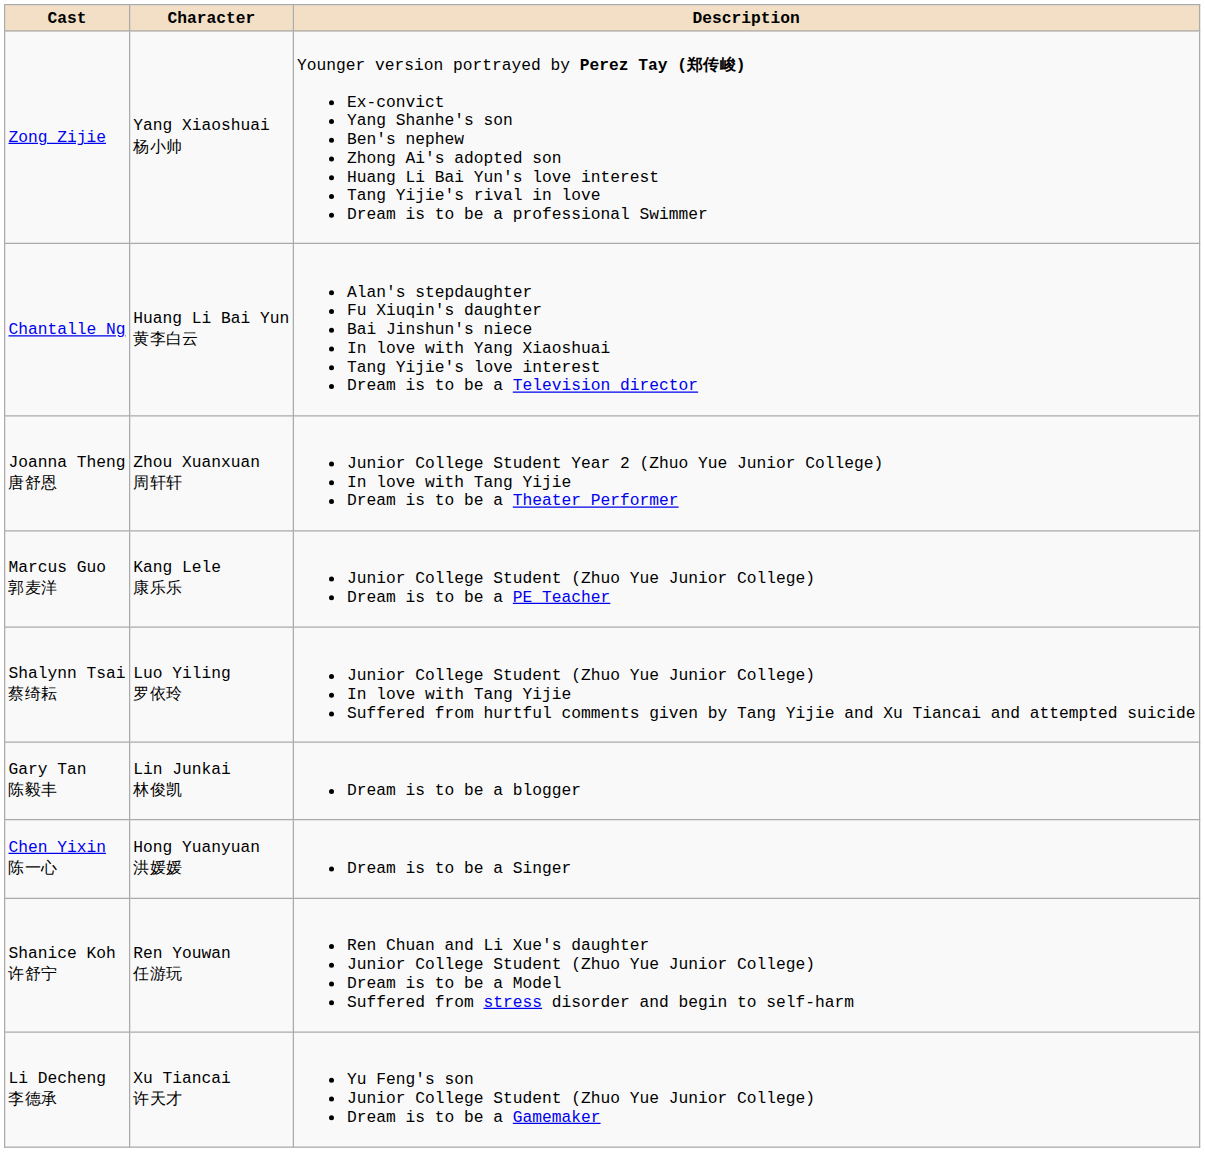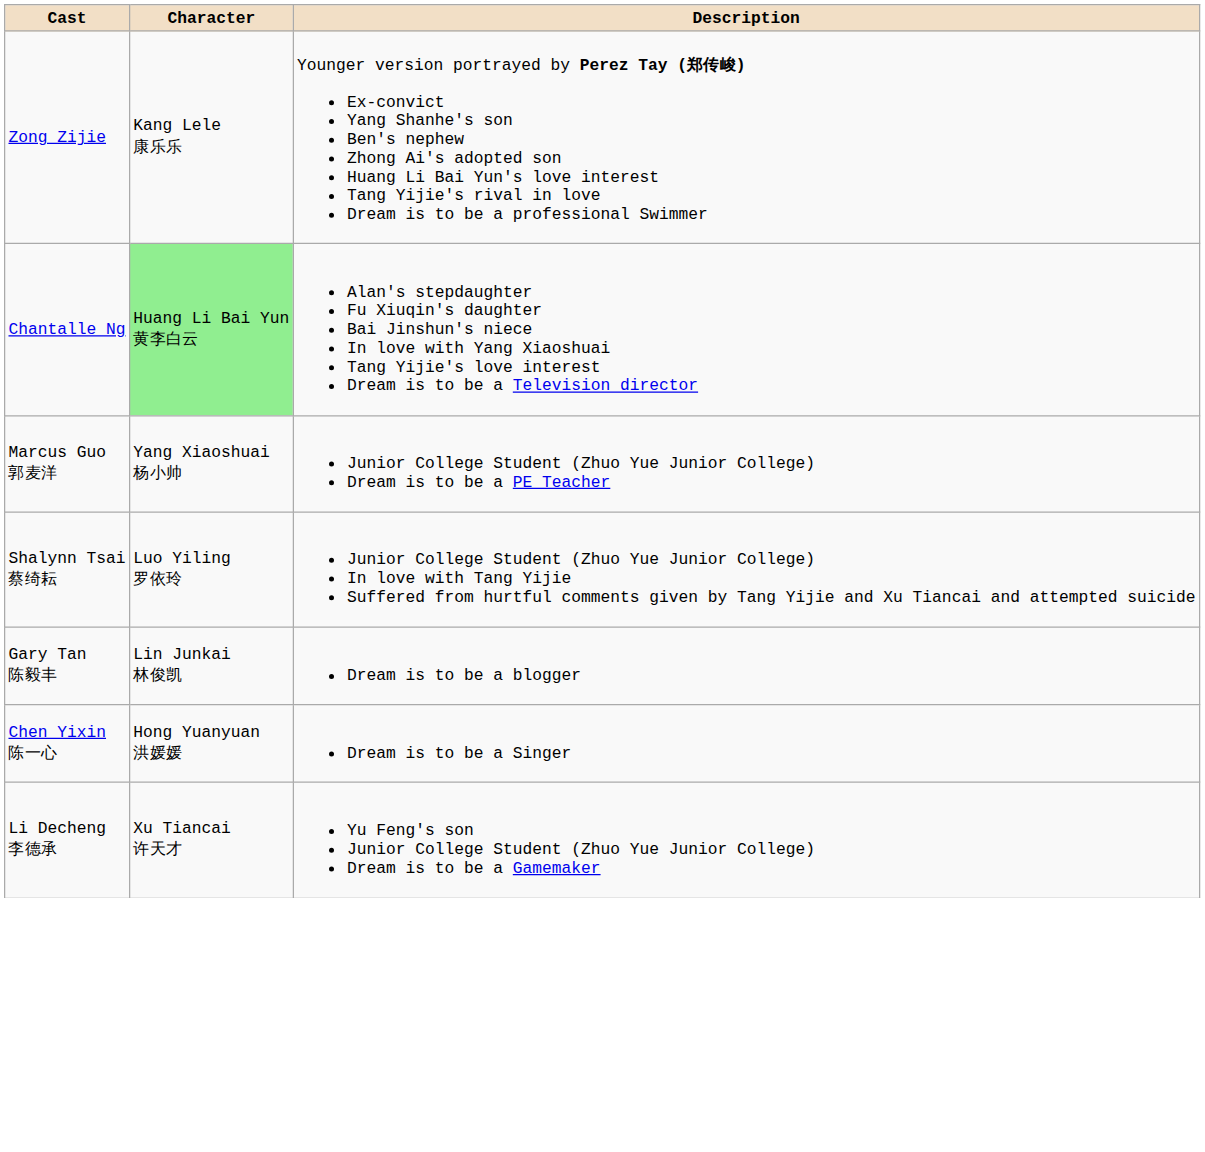(202, 137) Yang Xiaoshuai 杨小帅 -> (177, 137) Kang Lele 康乐乐
(211, 329) no background -> (211, 329) lightgreen background
- row: (67, 472)
(177, 578) Kang Lele 康乐乐 -> (202, 463) Yang Xiaoshuai 杨小帅
- row: (62, 964)
